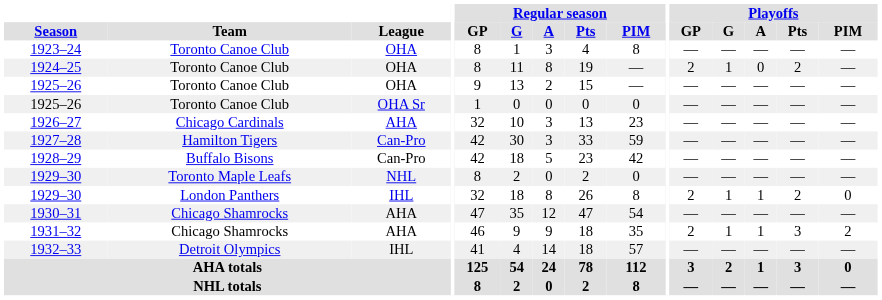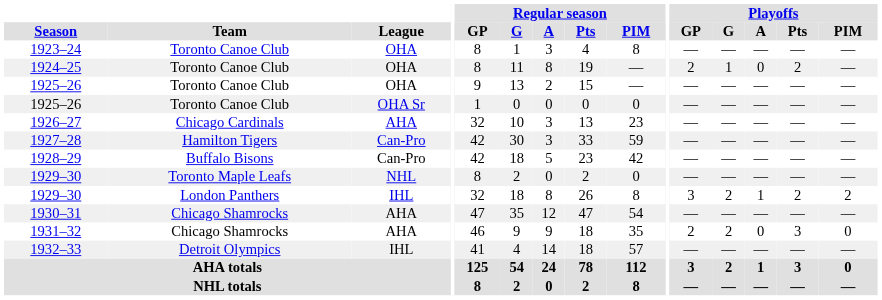(691, 195) 2 -> (691, 195) 3
(729, 195) 1 -> (729, 195) 2
(848, 195) 0 -> (848, 195) 2
(729, 231) 1 -> (729, 231) 2
(761, 231) 1 -> (761, 231) 0
(848, 231) 2 -> (848, 231) 0
